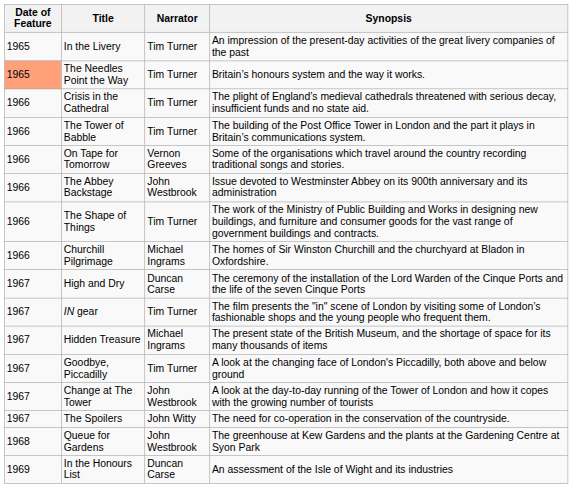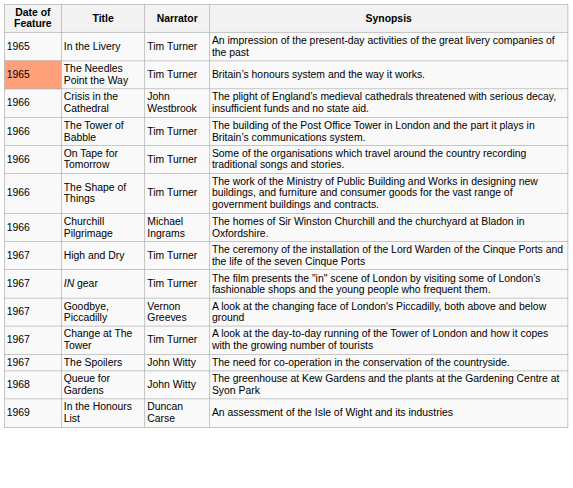(172, 103) Tim Turner -> (172, 103) John Westbrook
(167, 159) Vernon Greeves -> (172, 159) Tim Turner
- row: (89, 187)
(165, 284) Duncan Carse -> (172, 255) Tim Turner
- row: (102, 340)
(172, 368) Tim Turner -> (167, 312) Vernon Greeves
(172, 396) John Westbrook -> (172, 340) Tim Turner
(172, 441) John Westbrook -> (172, 385) John Witty
